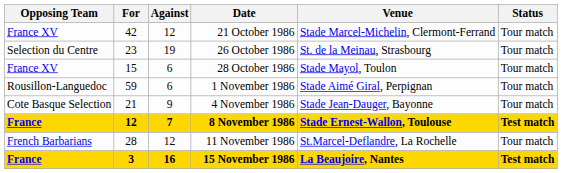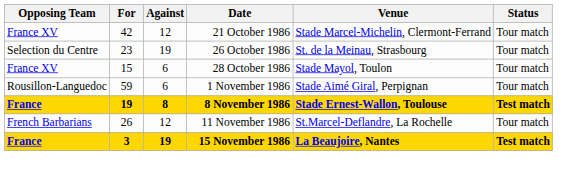- row: (253, 104)
(131, 123) 12 -> (127, 104) 19
(170, 123) 7 -> (165, 104) 8
(131, 141) 28 -> (127, 123) 26
(170, 159) 16 -> (165, 141) 19
